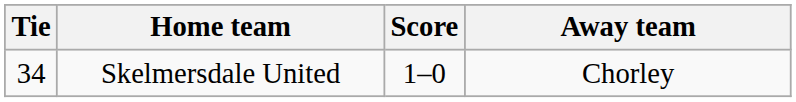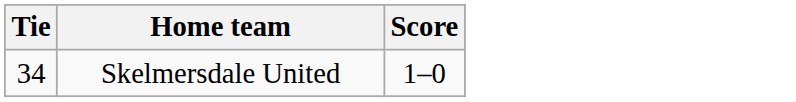- column: (628, 27)
